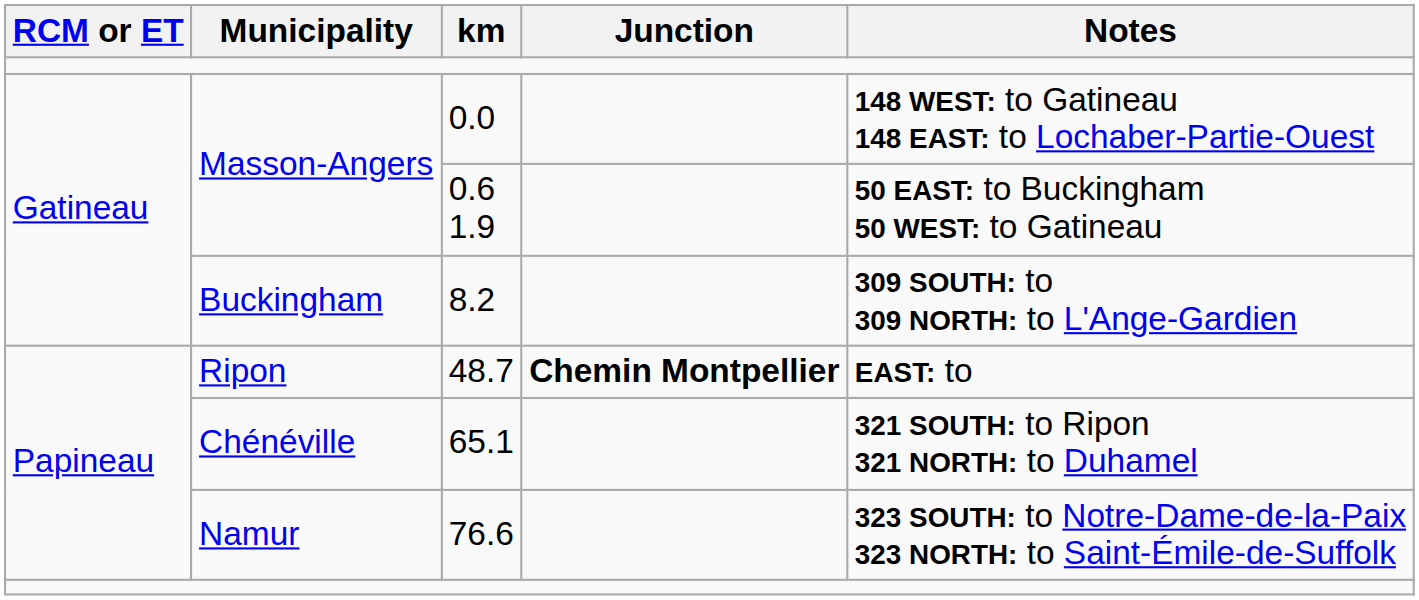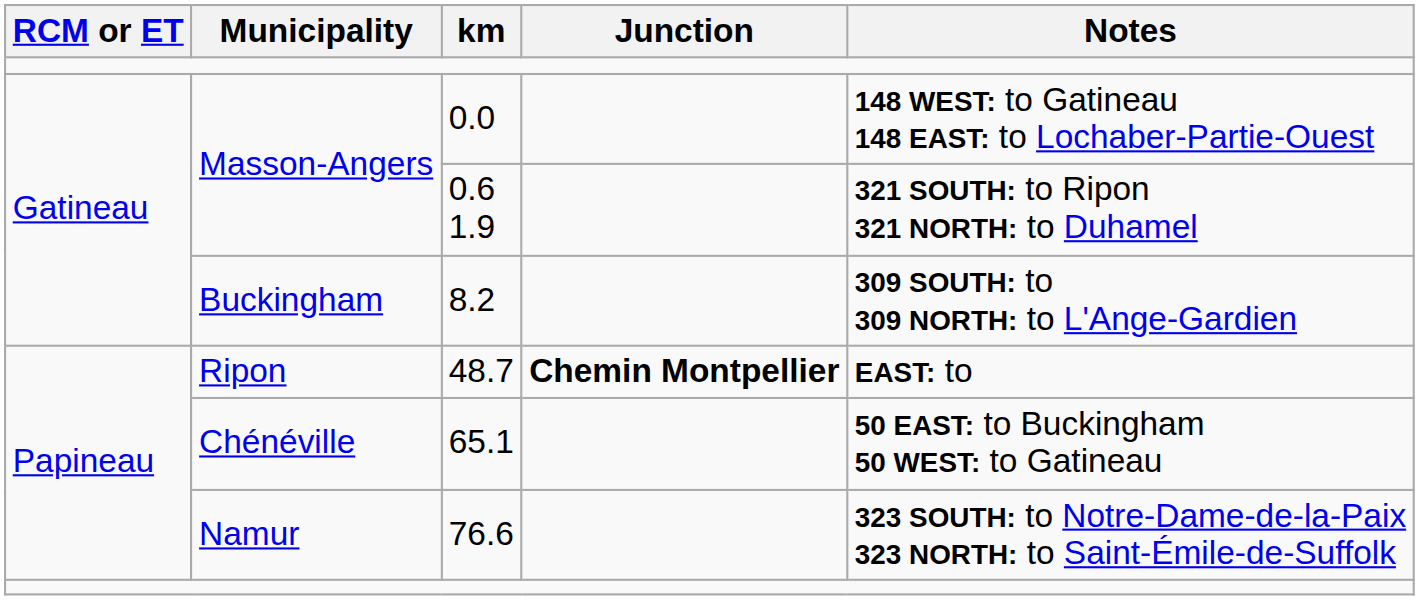(1030, 208) 50 EAST: to Buckingham 50 WEST: to Gatineau -> (1026, 208) 321 SOUTH: to Ripon 321 NORTH: to Duhamel
(1026, 443) 321 SOUTH: to Ripon 321 NORTH: to Duhamel -> (1030, 443) 50 EAST: to Buckingham 50 WEST: to Gatineau
